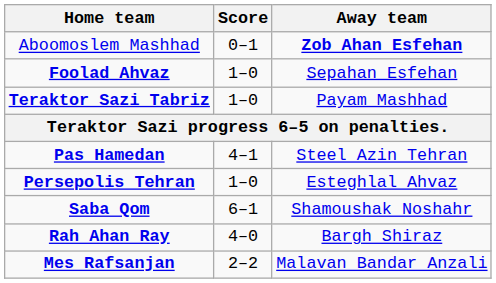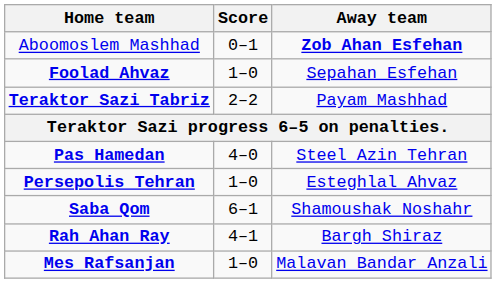(243, 100) 1–0 -> (243, 100) 2–2
(243, 155) 4–1 -> (243, 155) 4–0
(243, 237) 4–0 -> (243, 237) 4–1
(243, 264) 2–2 -> (243, 264) 1–0
